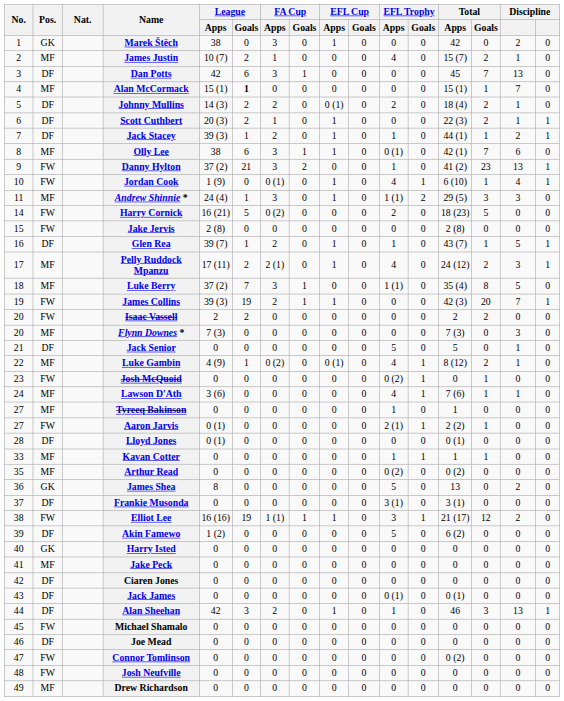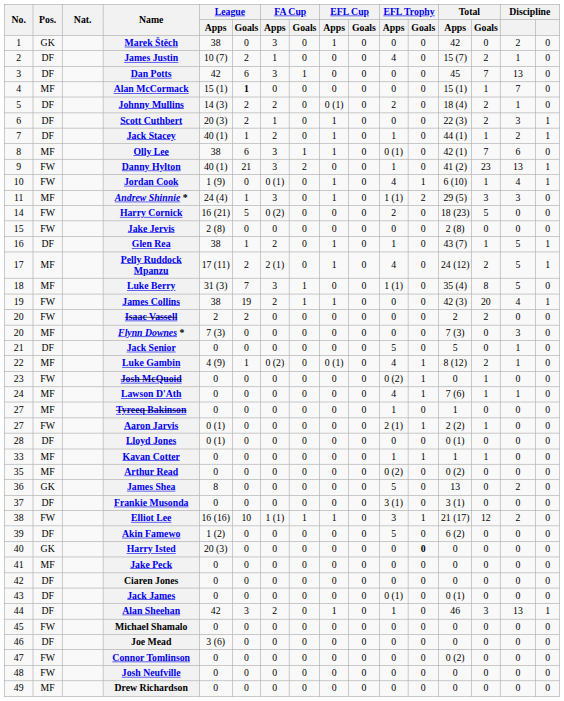(48, 58) MF -> (48, 58) DF
(518, 120) 1 -> (518, 120) 3
(216, 136) 39 (3) -> (216, 136) 40 (1)
(216, 167) 37 (2) -> (216, 167) 40 (1)
(216, 244) 39 (7) -> (216, 244) 38
(518, 265) 3 -> (518, 265) 5
(216, 286) 37 (2) -> (216, 286) 31 (3)
(216, 301) 39 (3) -> (216, 301) 38
(518, 301) 7 -> (518, 301) 4
(216, 394) 3 (6) -> (216, 394) 0
(246, 518) 19 -> (246, 518) 10
(216, 549) 0 -> (216, 549) 20 (3)
(423, 549) normal -> (423, 549) bold
(216, 642) 0 -> (216, 642) 3 (6)
